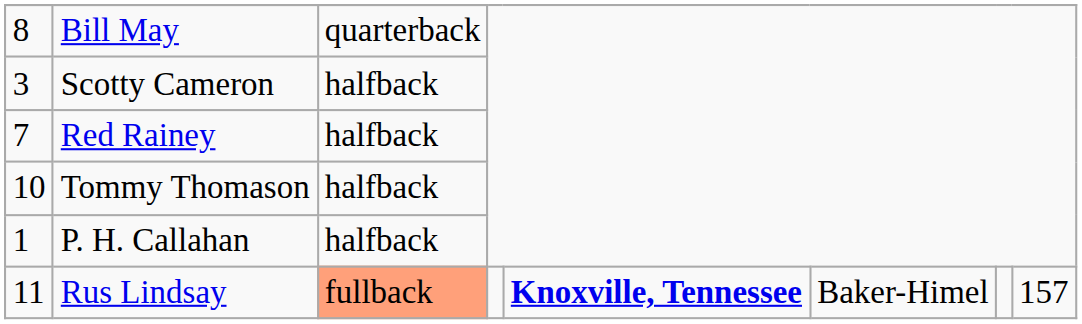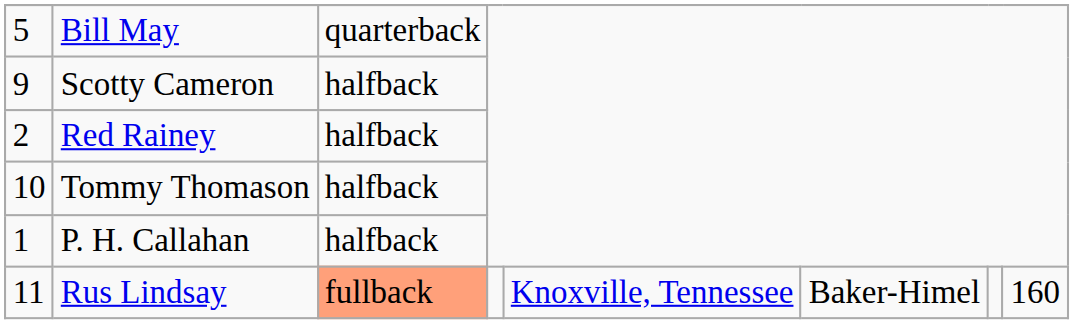(21, 30) 8 -> (21, 30) 5
(21, 82) 3 -> (21, 82) 9
(21, 135) 7 -> (21, 135) 2
(656, 291) bold -> (652, 291) normal
(1044, 291) 157 -> (1035, 291) 160
